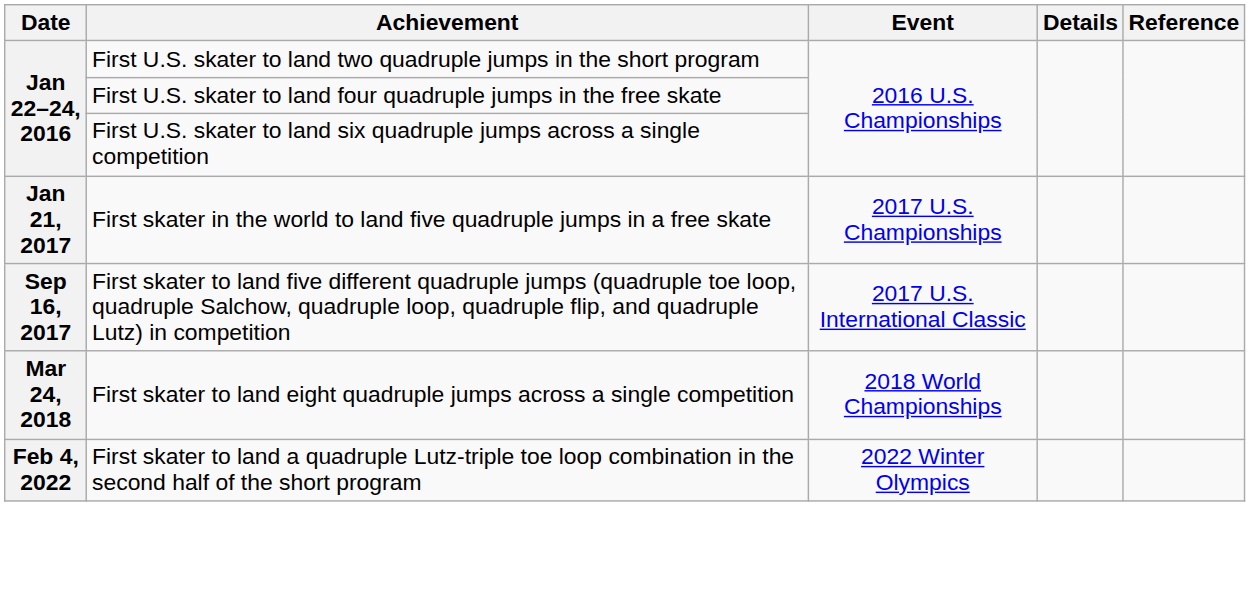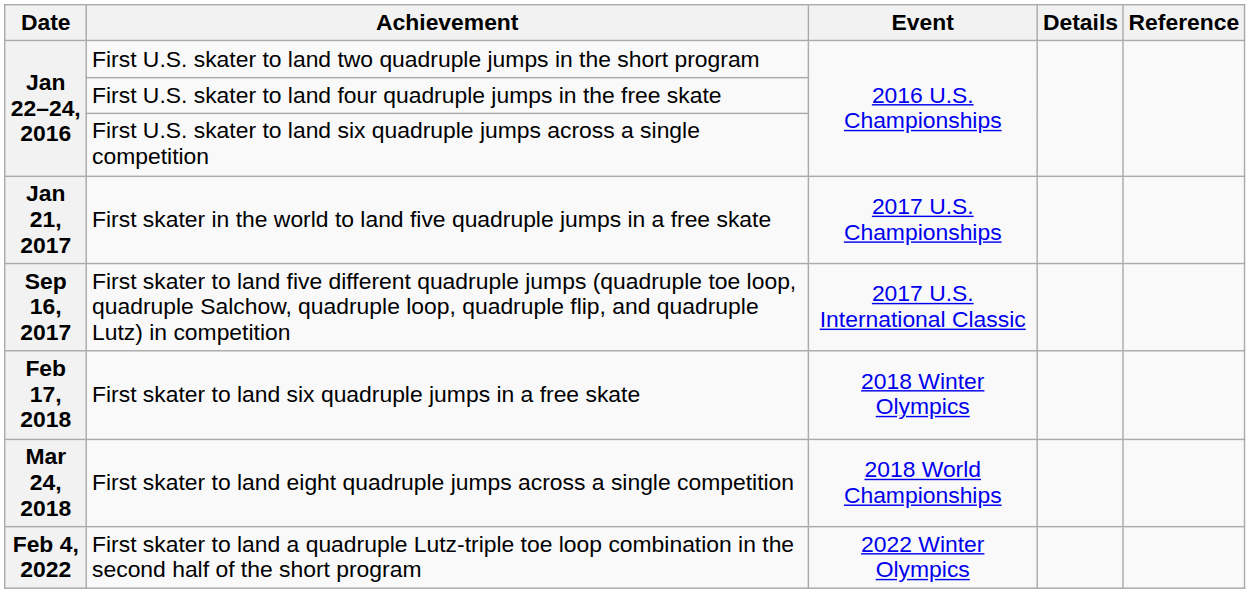+ row: (366, 394)
